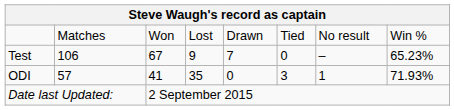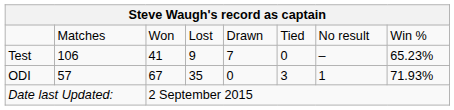(156, 55) 67 -> (156, 55) 41
(156, 75) 41 -> (156, 75) 67
